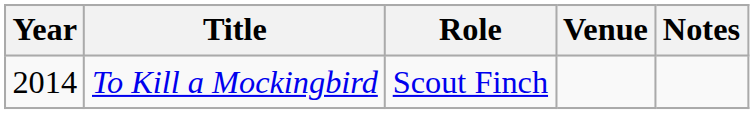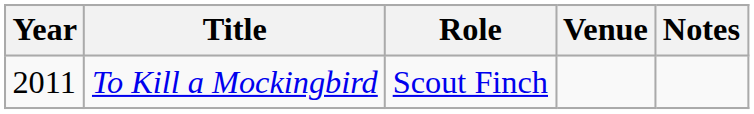(45, 81) 2014 -> (44, 81) 2011
